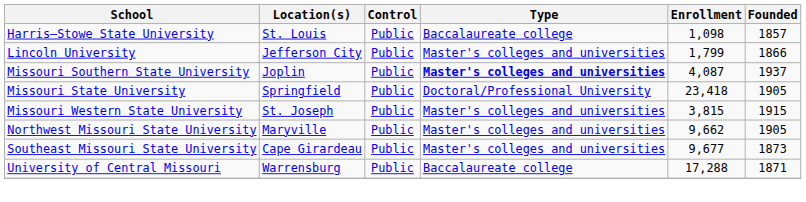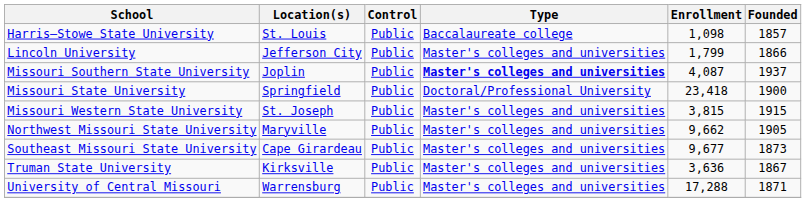(773, 91) 1905 -> (773, 91) 1900
+ row: (89, 168)
(498, 168) Baccalaureate college -> (544, 188) Master's colleges and universities
